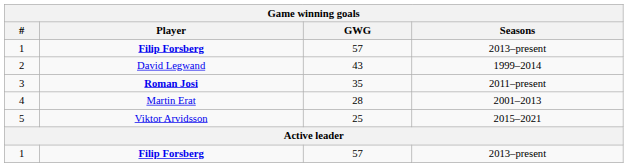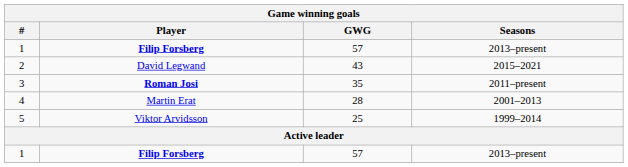(517, 66) 1999–2014 -> (517, 66) 2015–2021
(517, 118) 2015–2021 -> (517, 118) 1999–2014
